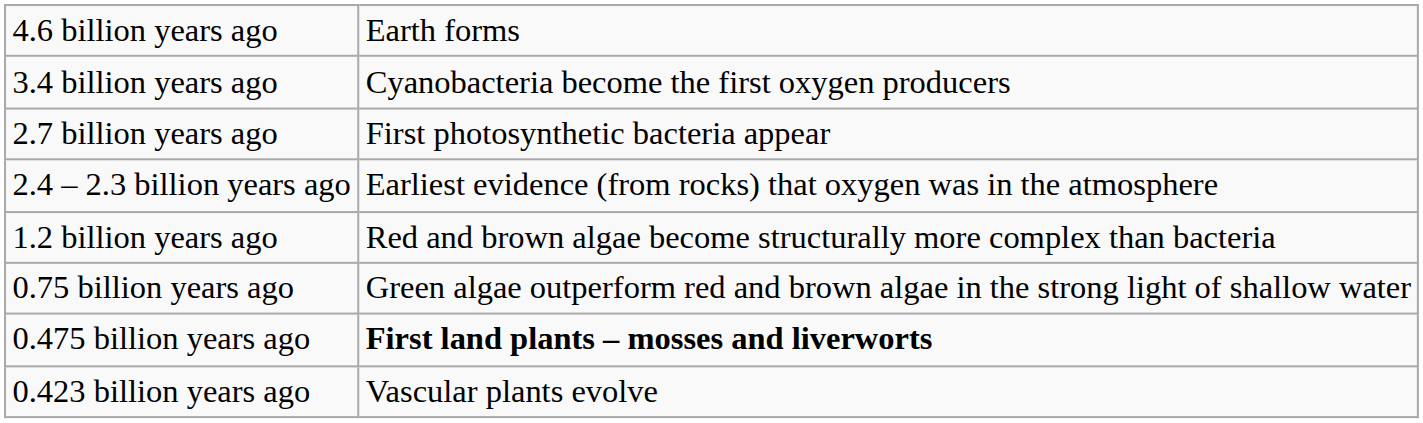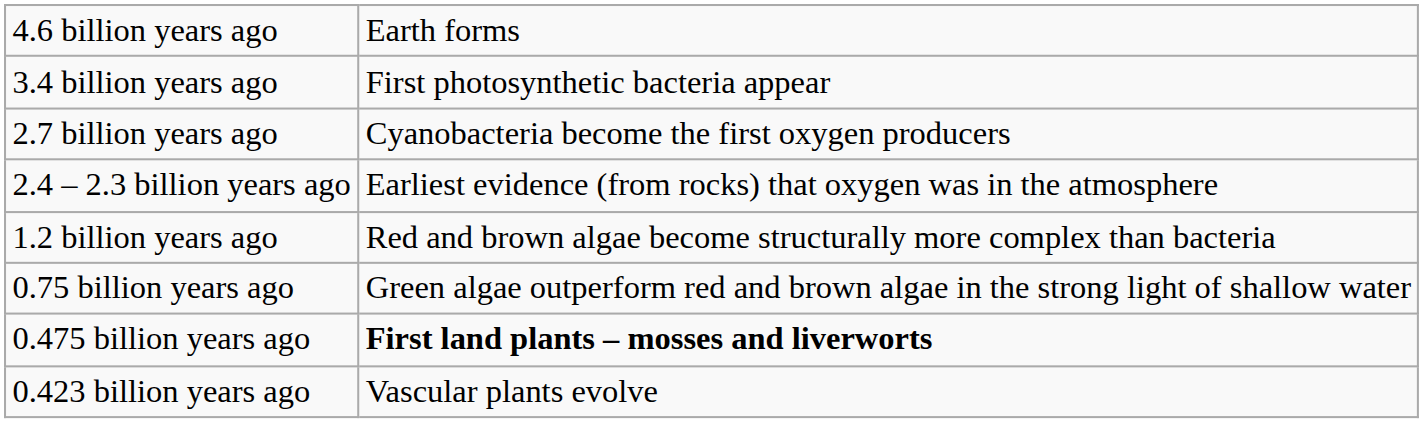(688, 81) Cyanobacteria become the first oxygen producers -> (598, 81) First photosynthetic bacteria appear
(598, 133) First photosynthetic bacteria appear -> (688, 133) Cyanobacteria become the first oxygen producers
